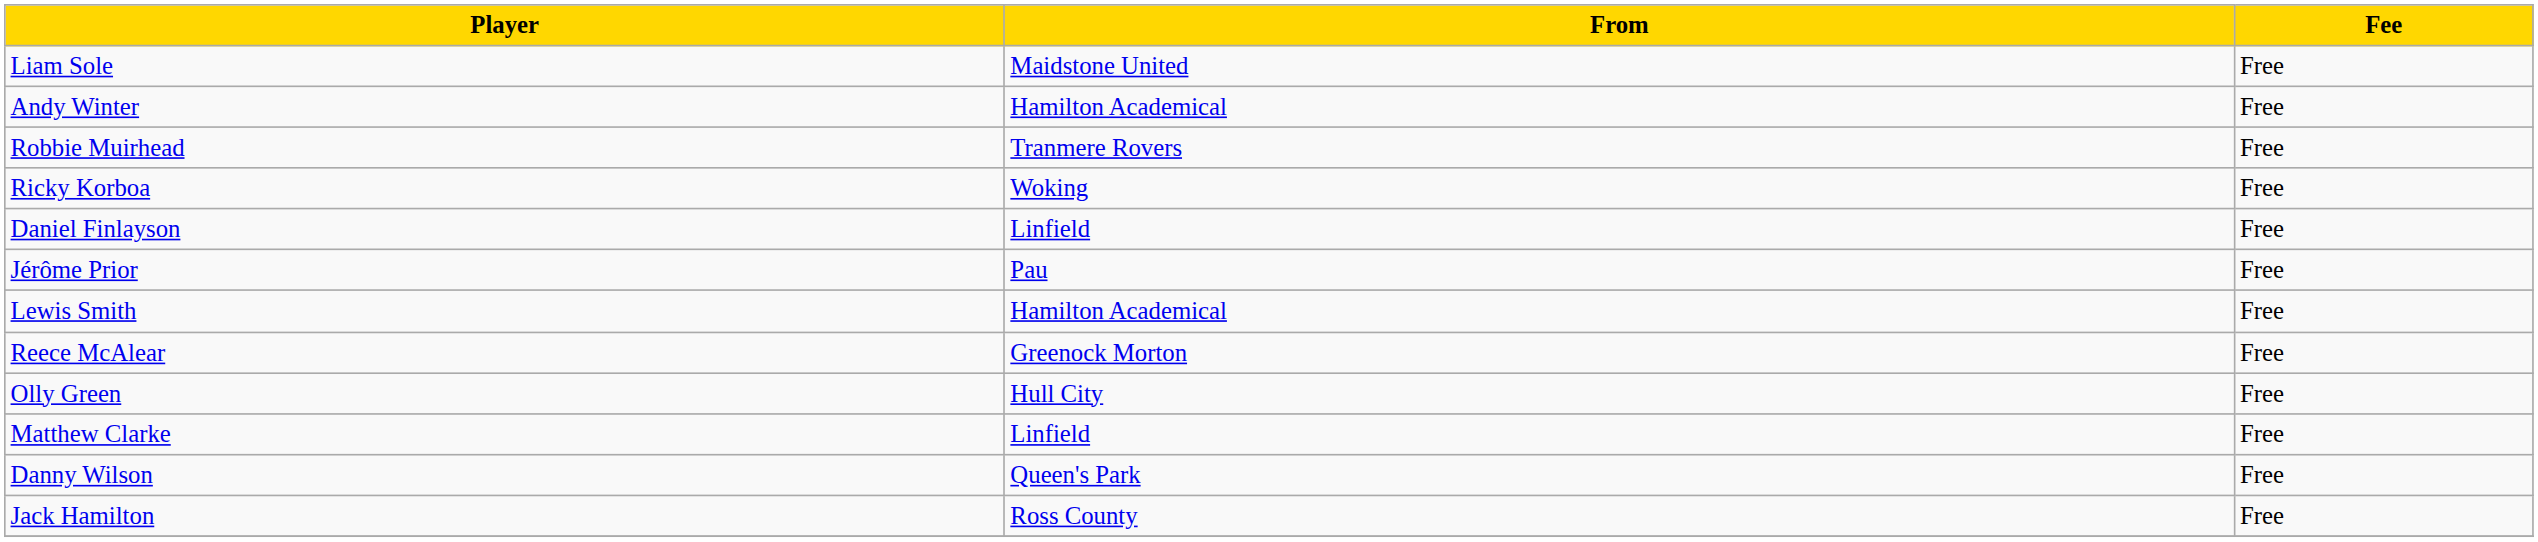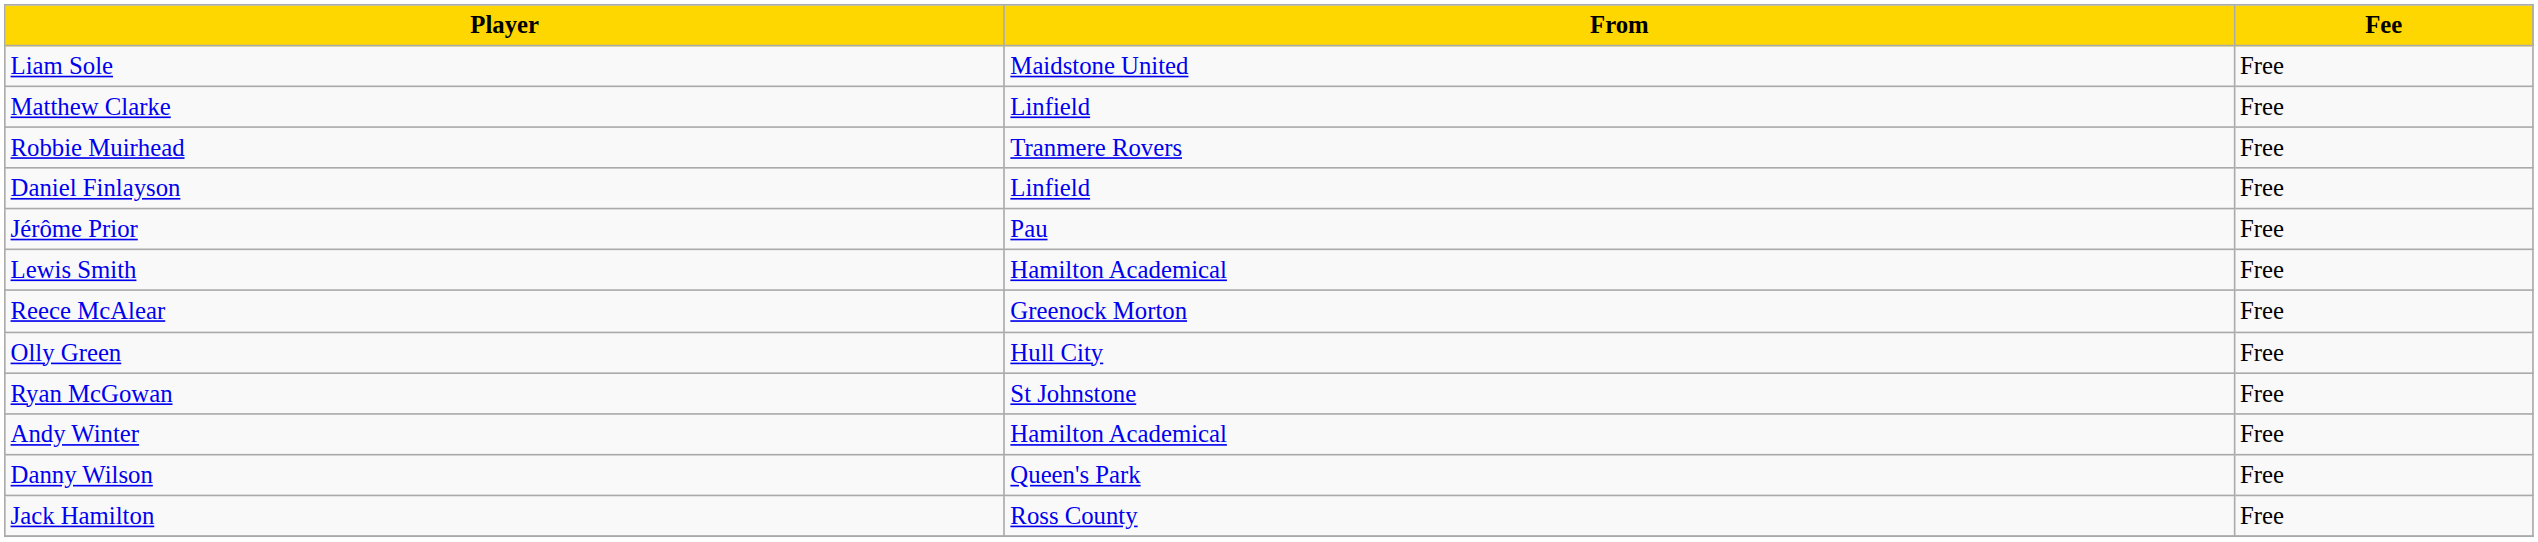rows swapped: (91, 433) <-> (75, 106)
- row: (80, 188)
+ row: (92, 392)
